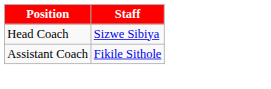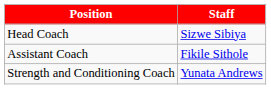+ row: (91, 73)
